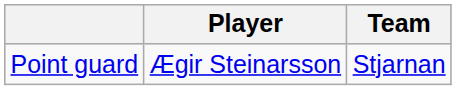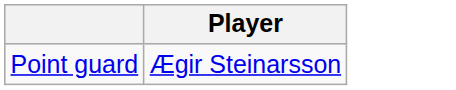- column: (399, 24)
